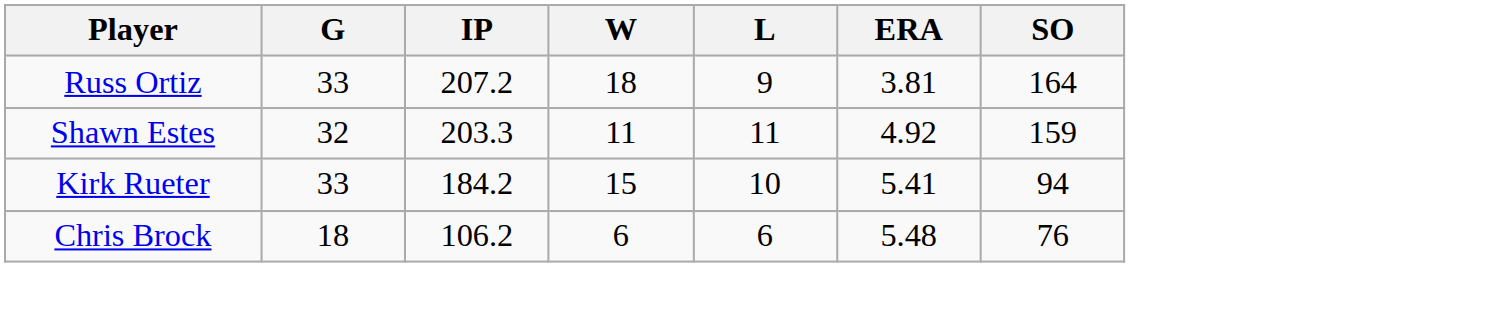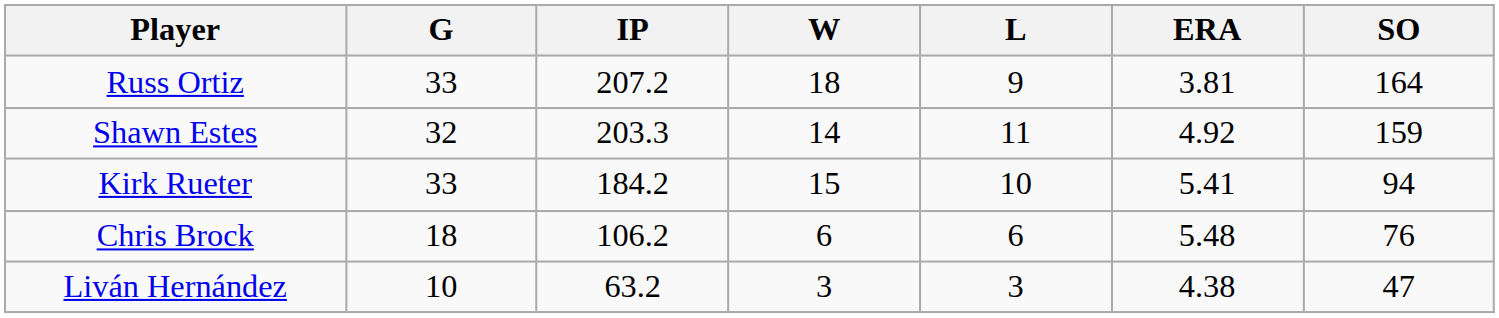(621, 132) 11 -> (824, 132) 14
+ row: (175, 286)
